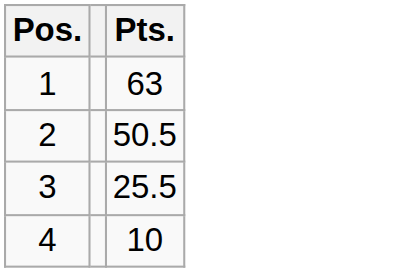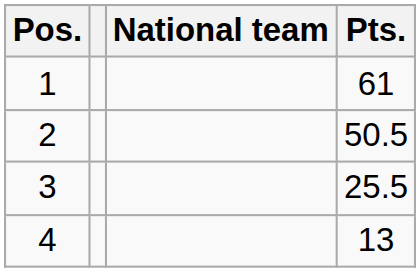+ column: (221, 30)
(145, 82) 63 -> (376, 82) 61
(145, 239) 10 -> (376, 239) 13
